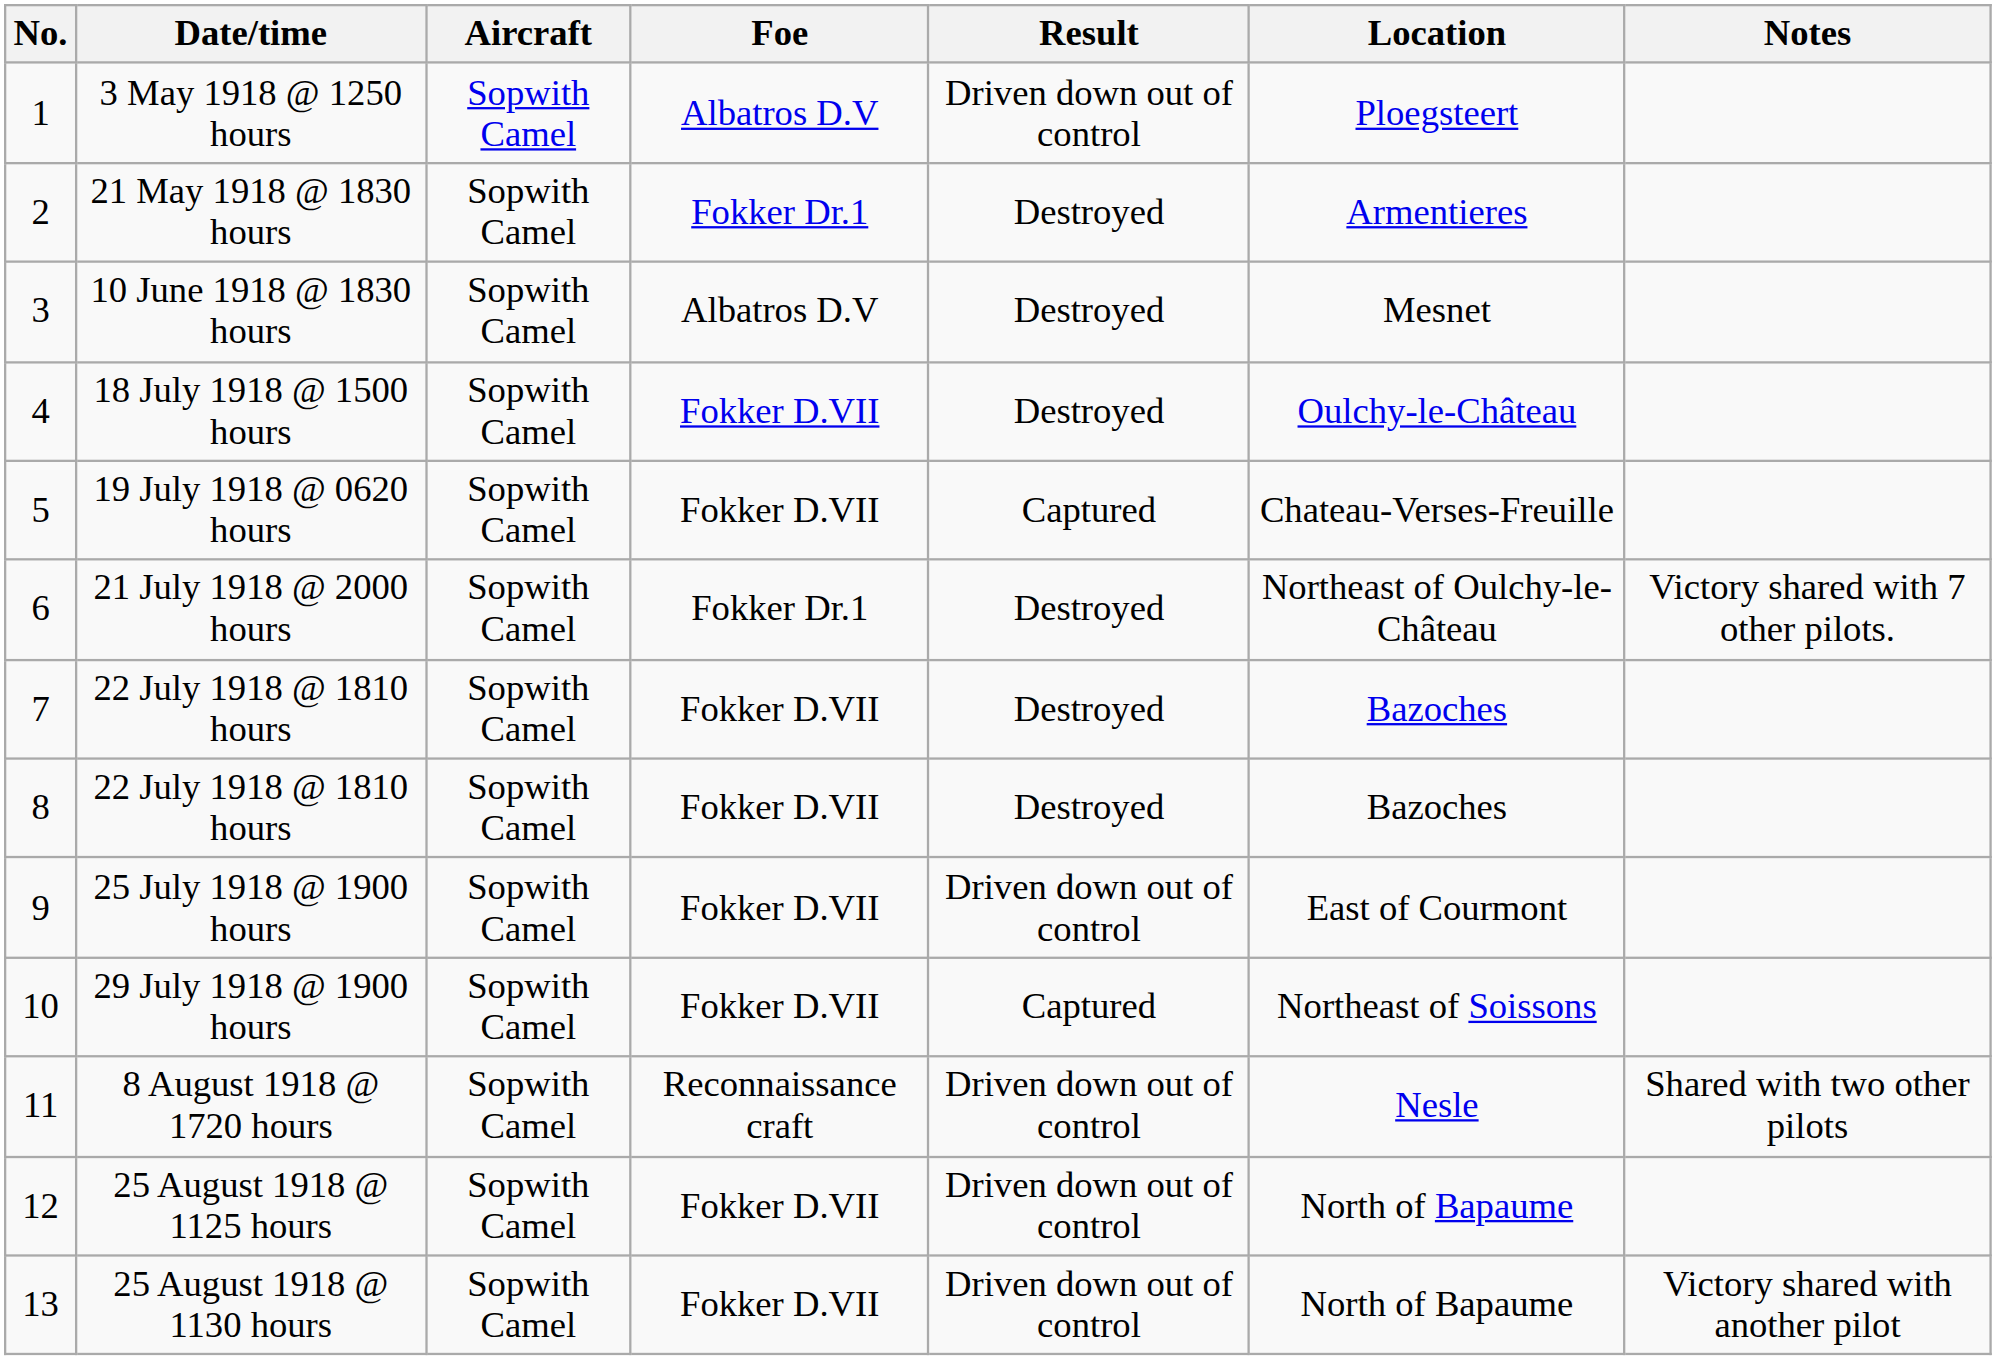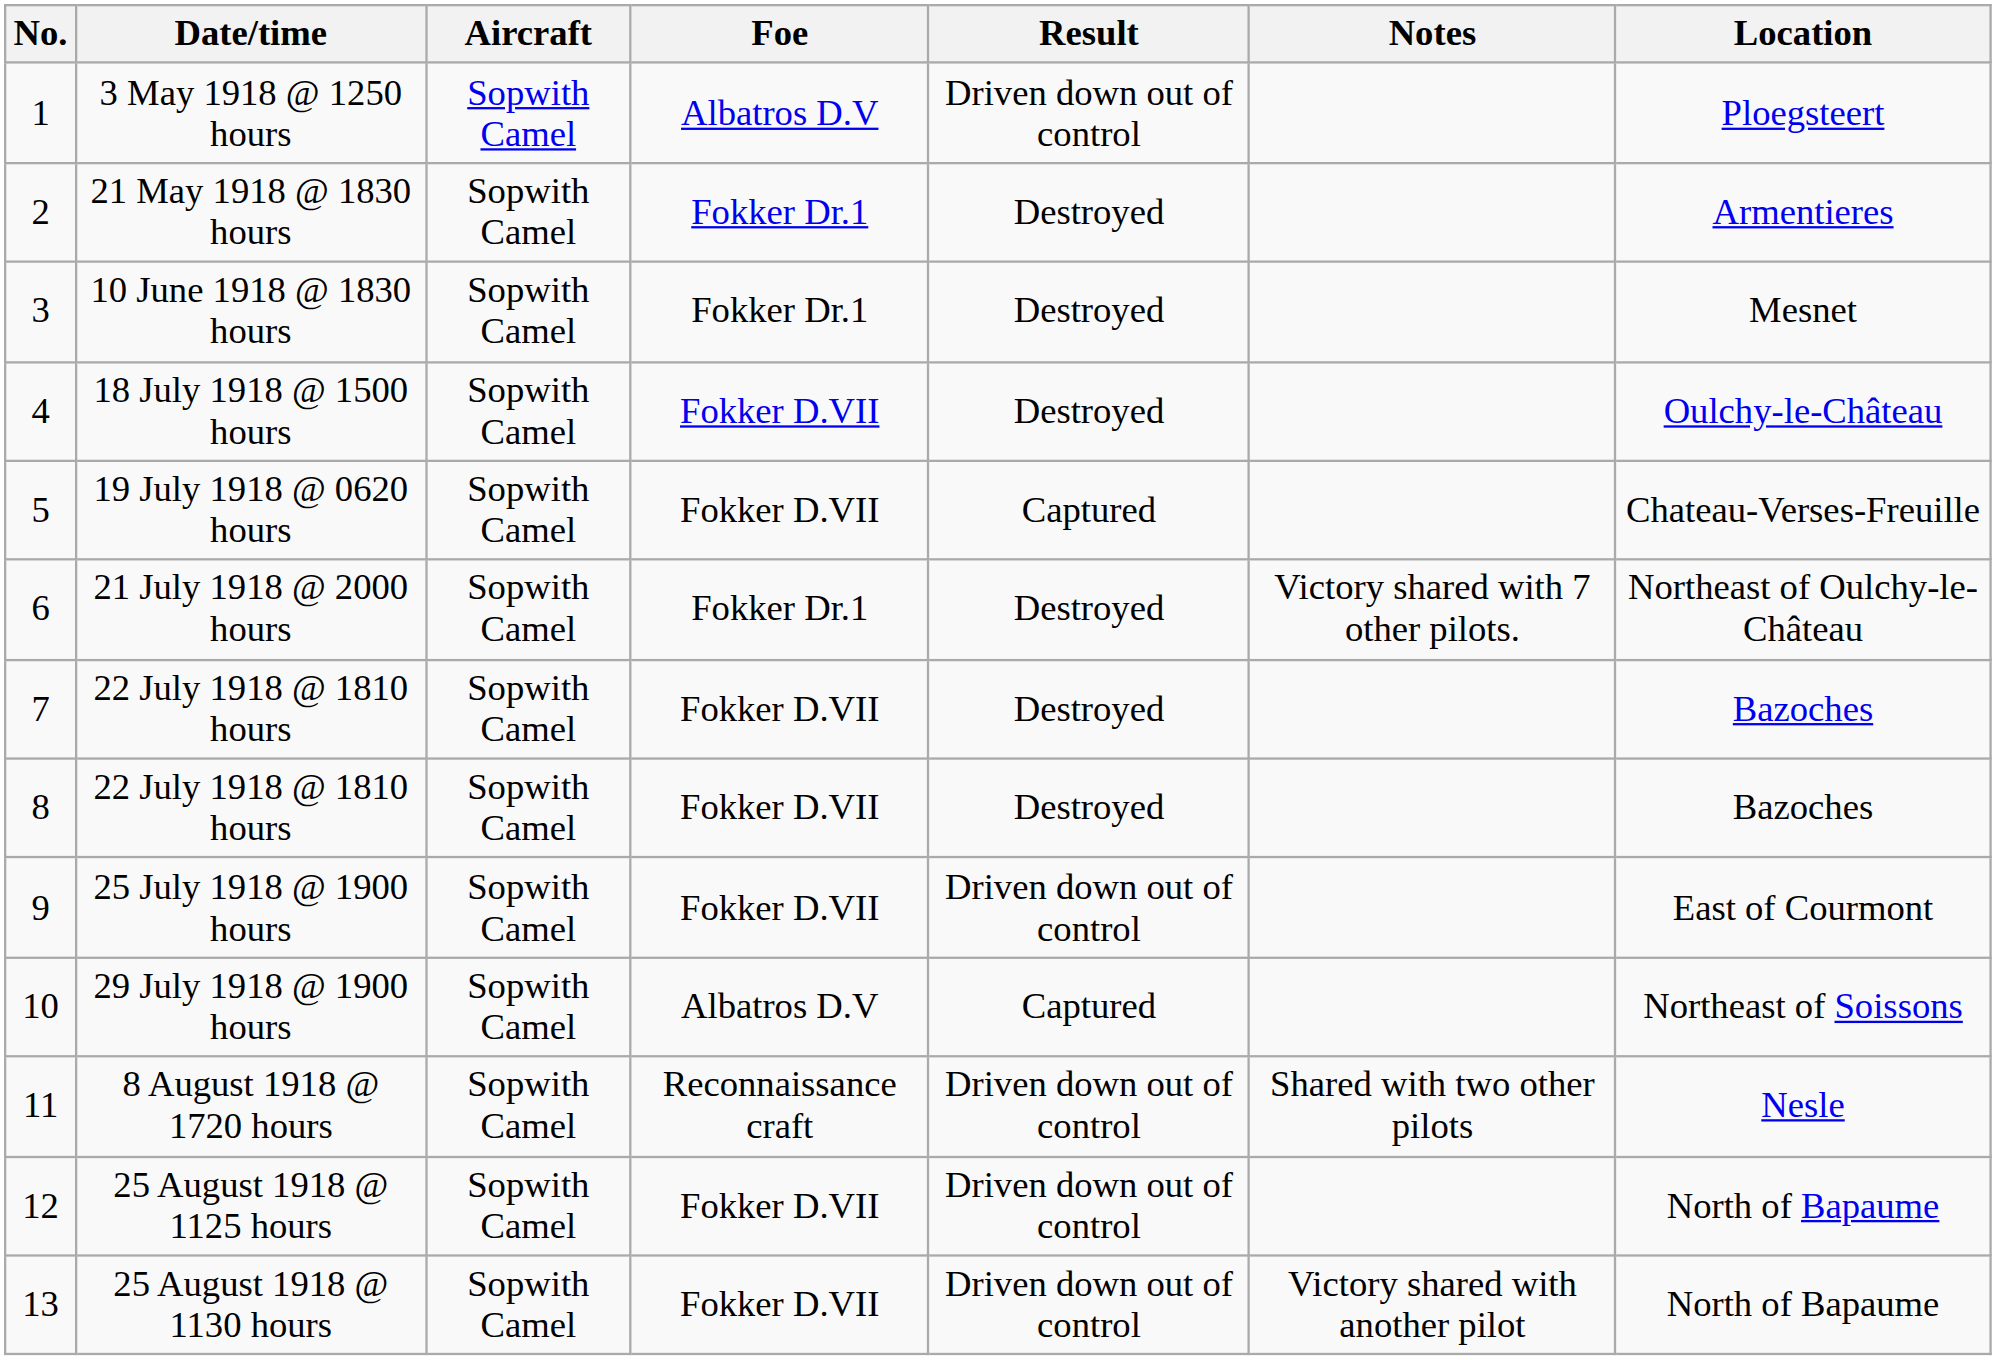columns swapped: (1437, 33) <-> (1807, 33)
(780, 310) Albatros D.V -> (780, 310) Fokker Dr.1
(780, 1006) Fokker D.VII -> (780, 1006) Albatros D.V
